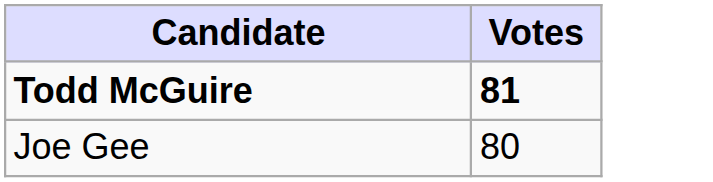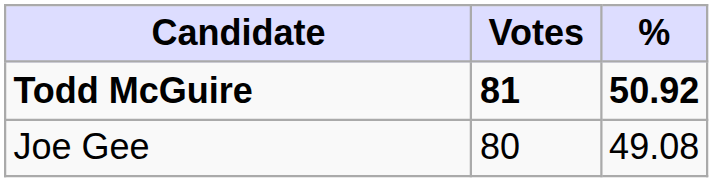+ column: (654, 33)
